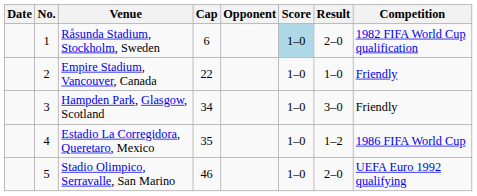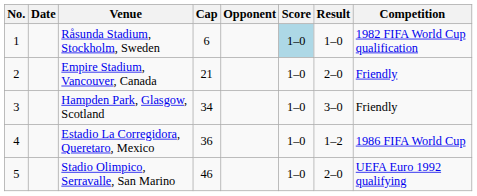columns swapped: (47, 14) <-> (20, 14)
(333, 40) 2–0 -> (333, 40) 1–0
(207, 74) 22 -> (207, 74) 21
(333, 74) 1–0 -> (333, 74) 2–0
(207, 140) 35 -> (207, 140) 36
